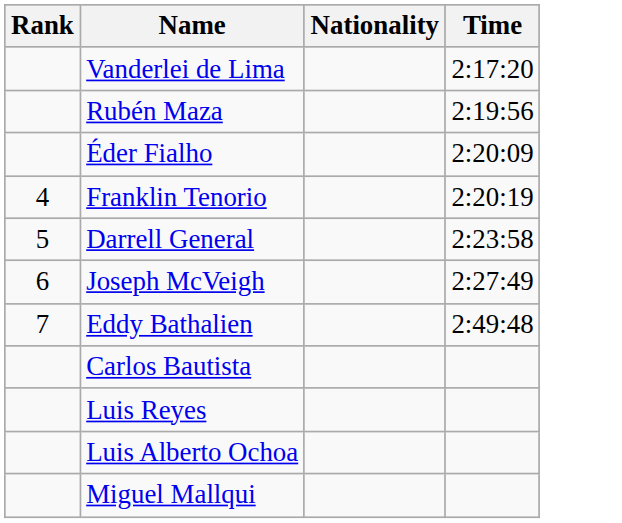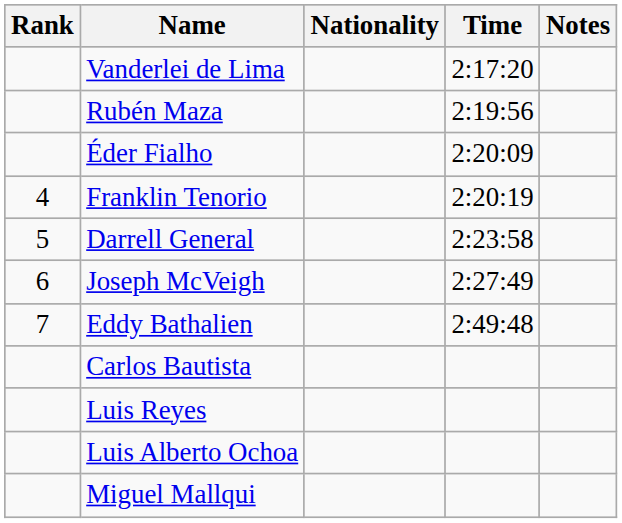+ column: (578, 25)
